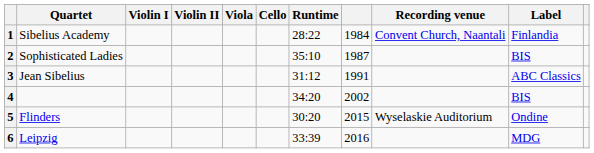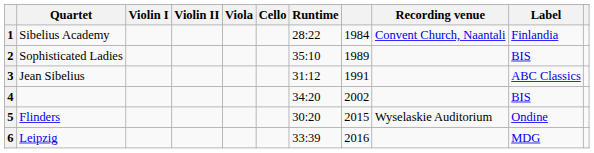(357, 56) 1987 -> (357, 56) 1989
